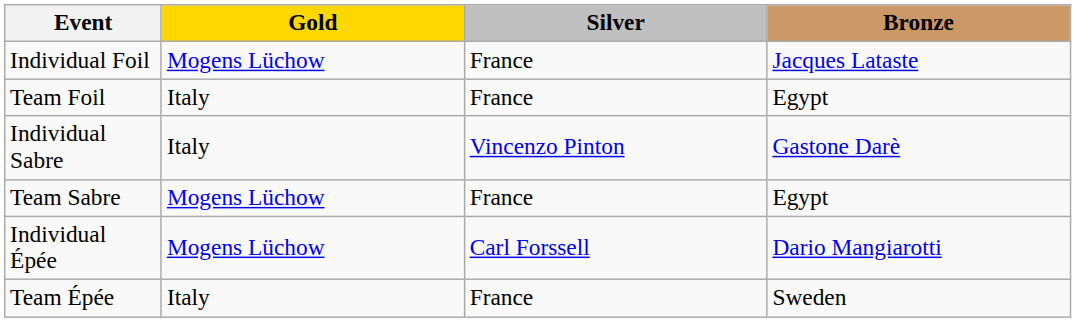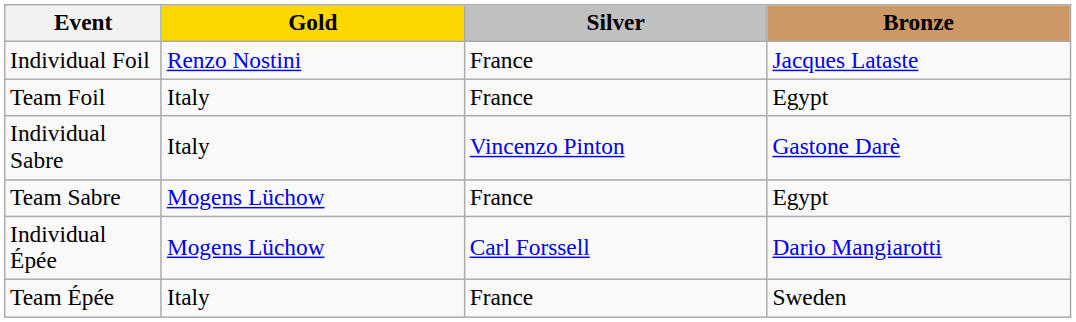(246, 60) Mogens Lüchow -> (234, 60) Renzo Nostini
